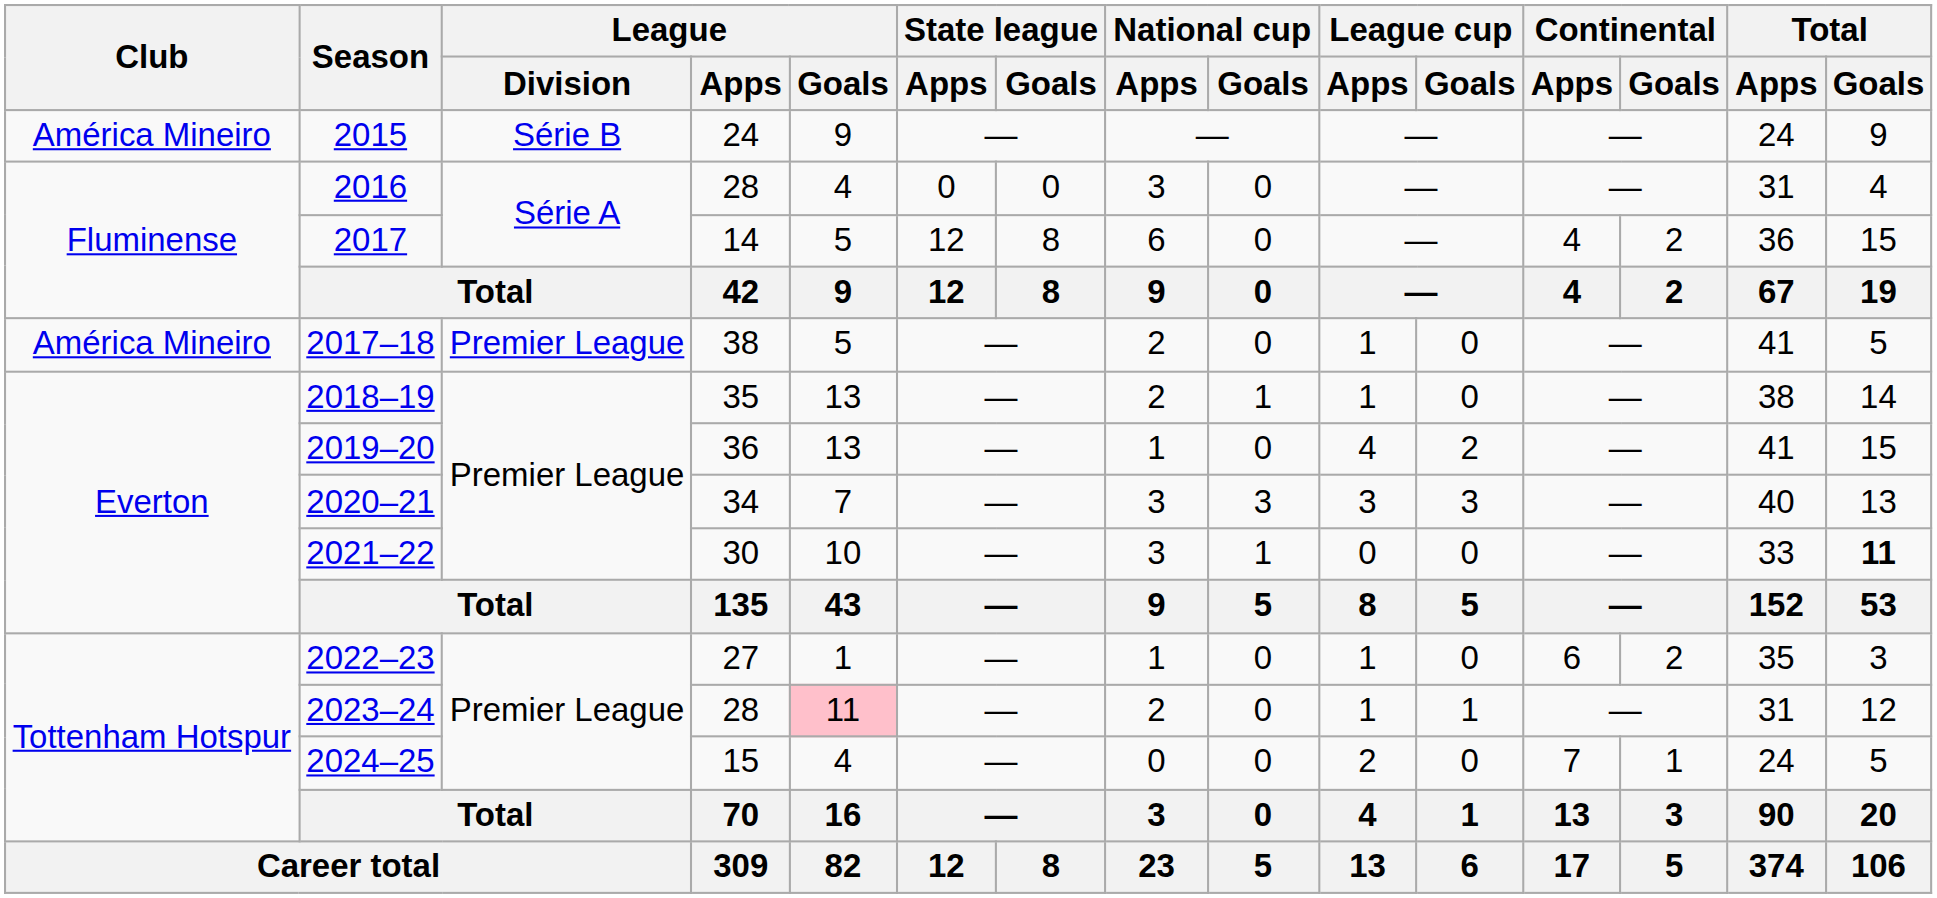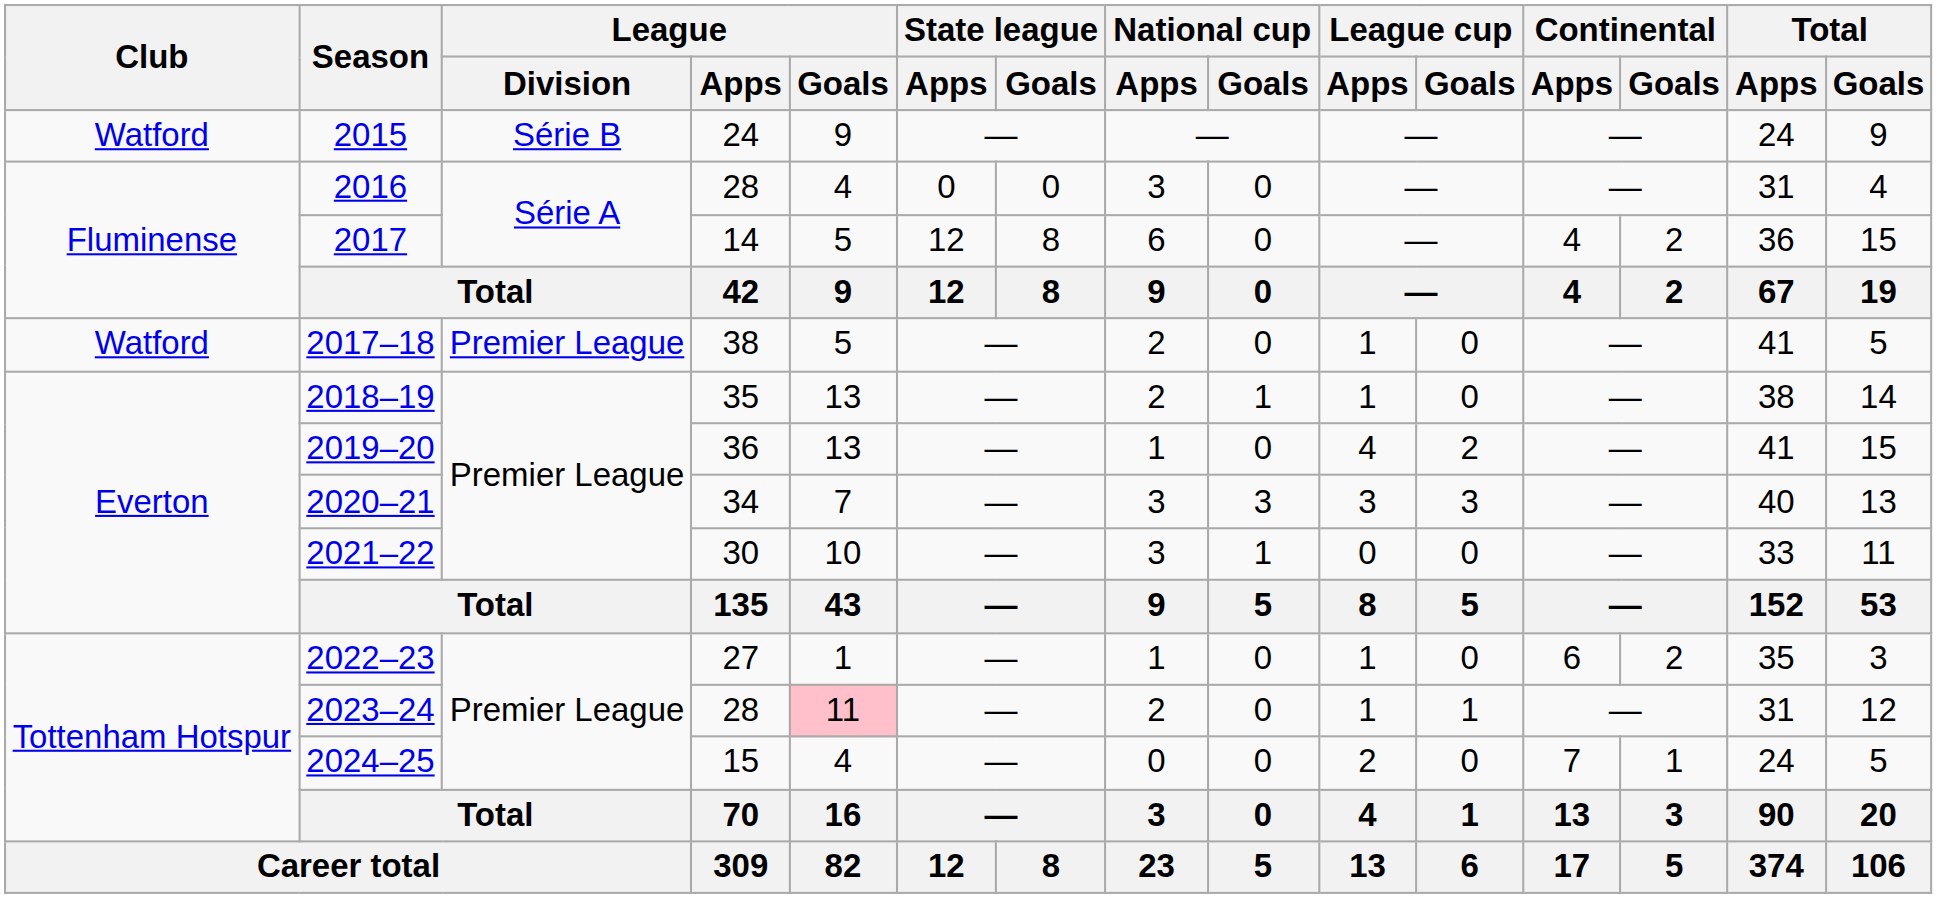(152, 135) América Mineiro -> (152, 135) Watford
(152, 344) América Mineiro -> (152, 344) Watford
(1878, 553) bold -> (1878, 553) normal
